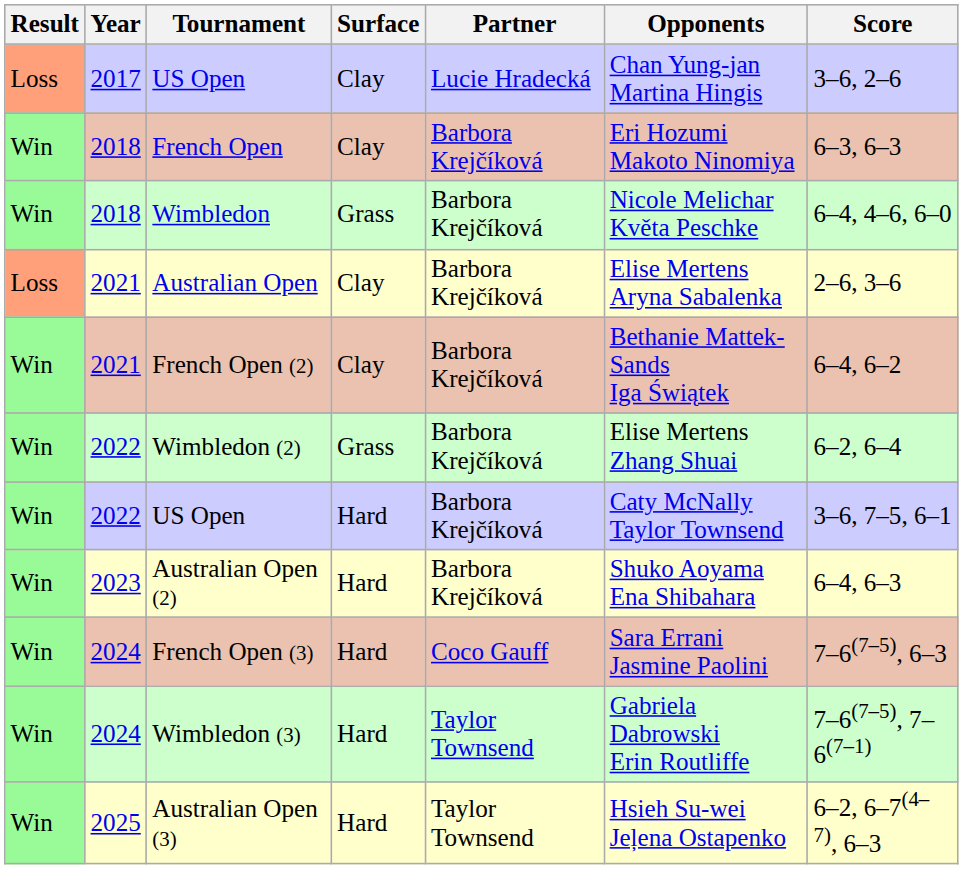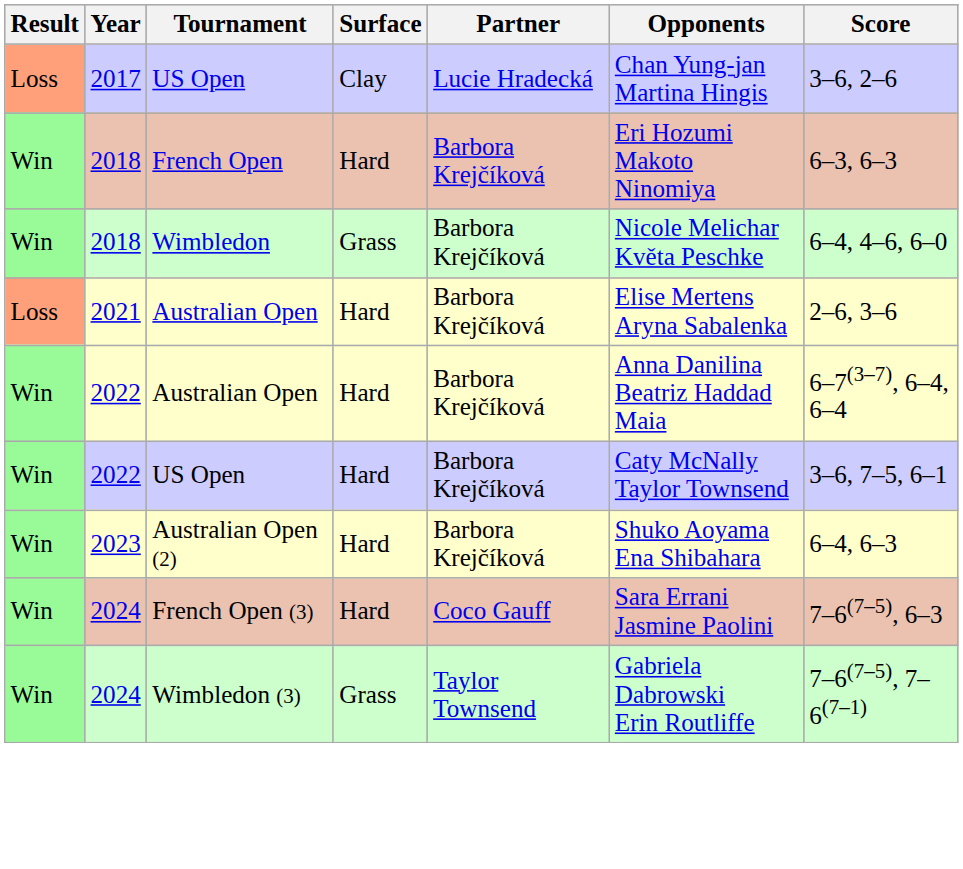(361, 146) Clay -> (364, 160) Hard
(361, 282) Clay -> (364, 310) Hard
- row: (116, 364)
+ row: (116, 393)
- row: (116, 447)
(362, 733) Hard -> (368, 693) Grass
- row: (116, 822)
